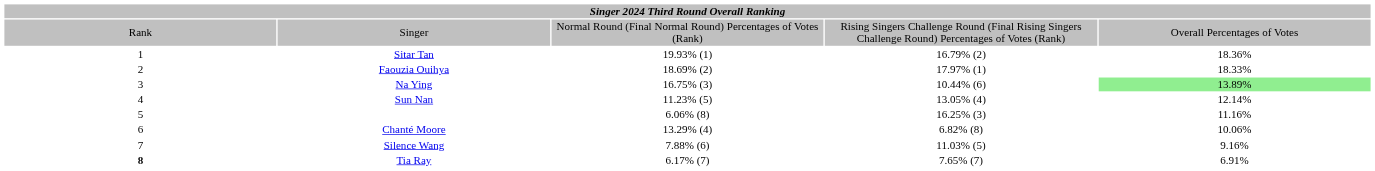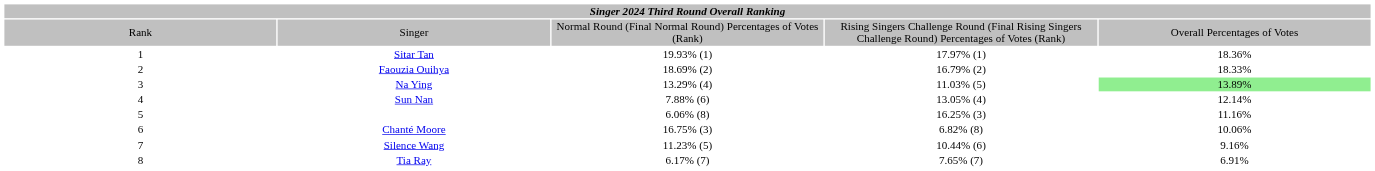(961, 54) 16.79% (2) -> (961, 54) 17.97% (1)
(961, 69) 17.97% (1) -> (961, 69) 16.79% (2)
(687, 84) 16.75% (3) -> (687, 84) 13.29% (4)
(961, 84) 10.44% (6) -> (961, 84) 11.03% (5)
(687, 99) 11.23% (5) -> (687, 99) 7.88% (6)
(687, 130) 13.29% (4) -> (687, 130) 16.75% (3)
(687, 145) 7.88% (6) -> (687, 145) 11.23% (5)
(961, 145) 11.03% (5) -> (961, 145) 10.44% (6)
(140, 160) bold -> (140, 160) normal
